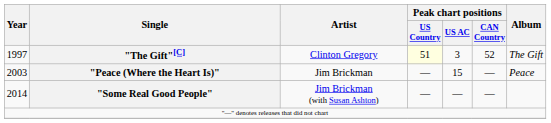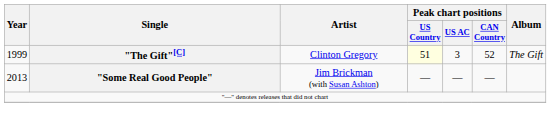(17, 54) 1997 -> (17, 54) 1999
- row: (155, 72)
(17, 94) 2014 -> (17, 78) 2013
